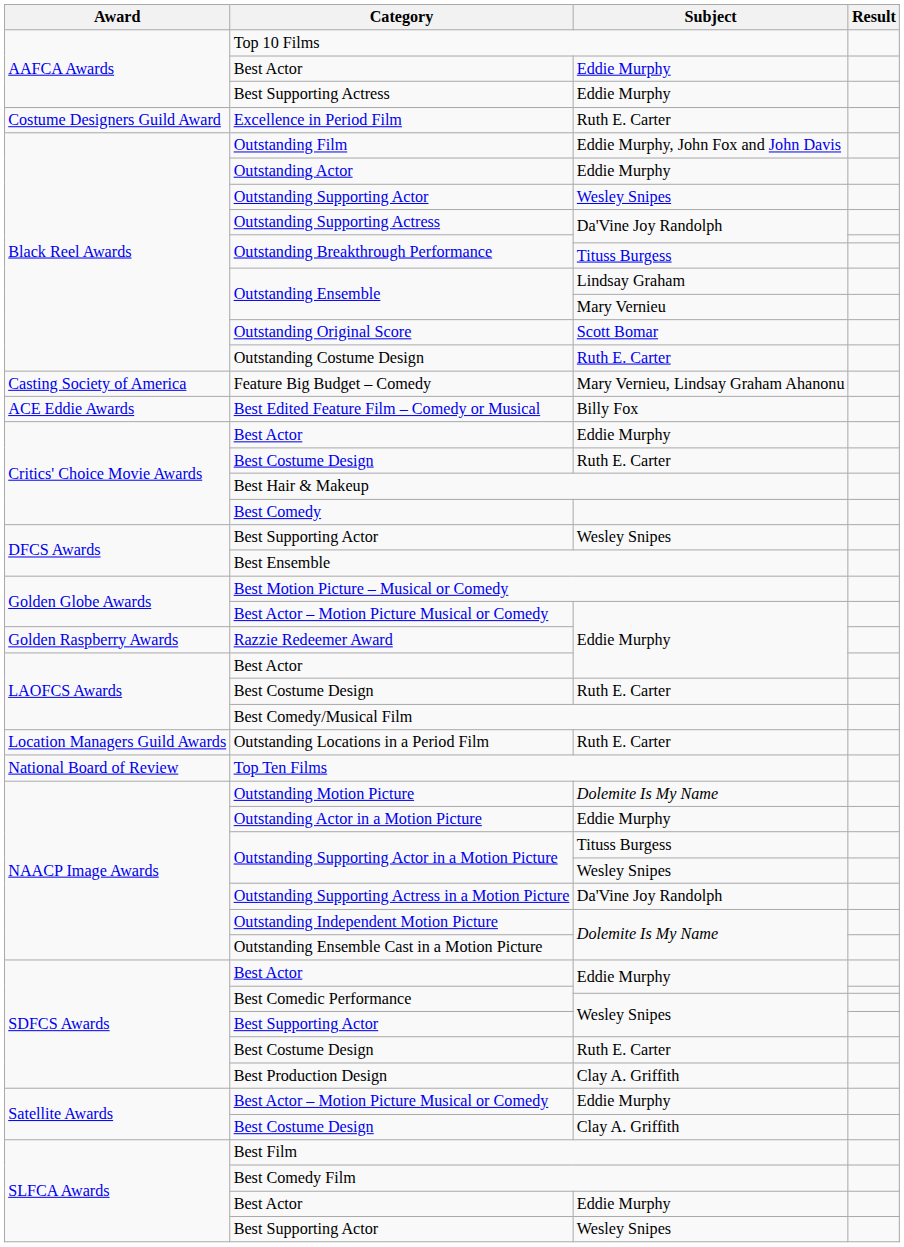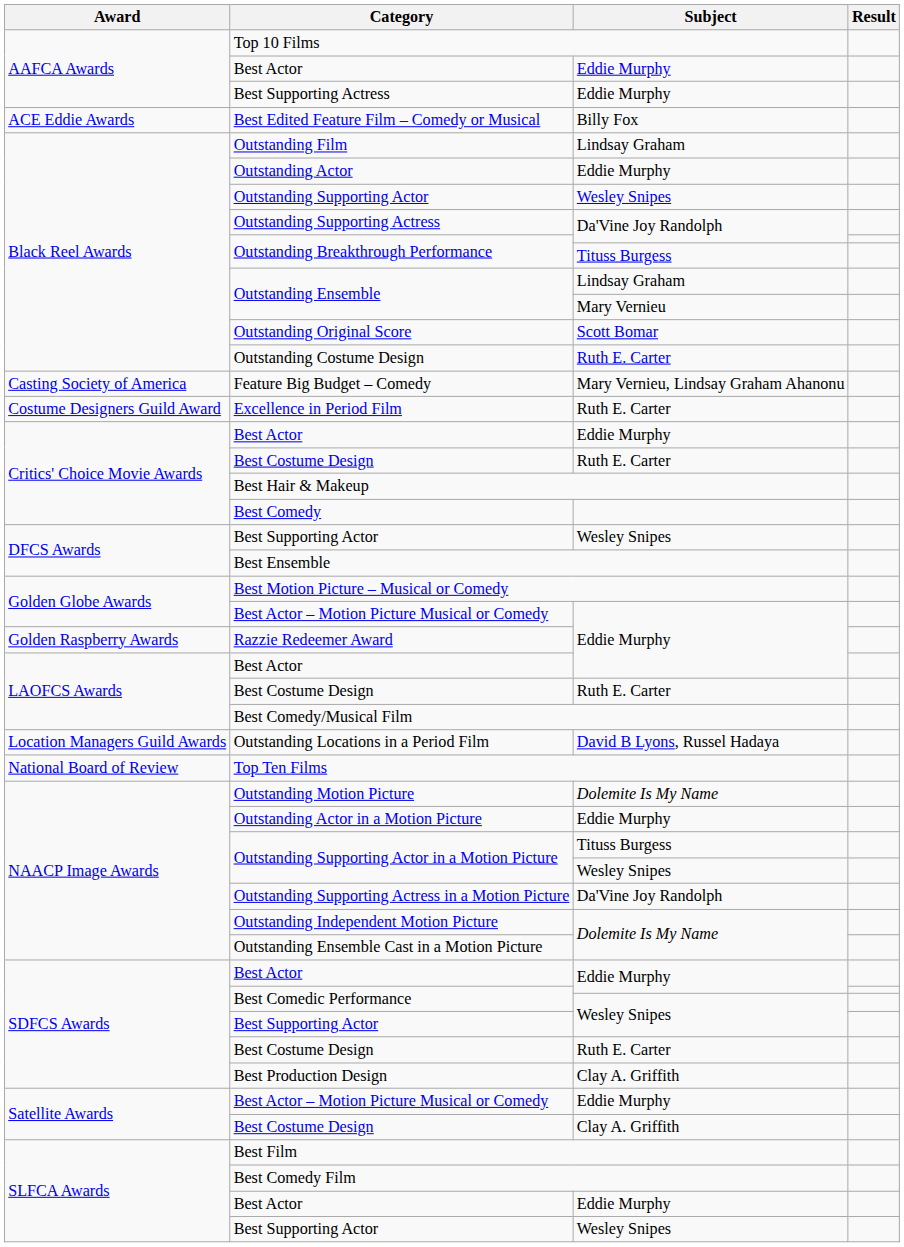rows swapped: (71, 409) <-> (115, 119)
(709, 145) Eddie Murphy, John Fox and John Davis -> (631, 145) Lindsay Graham
(624, 742) Ruth E. Carter -> (678, 742) David B Lyons, Russel Hadaya
